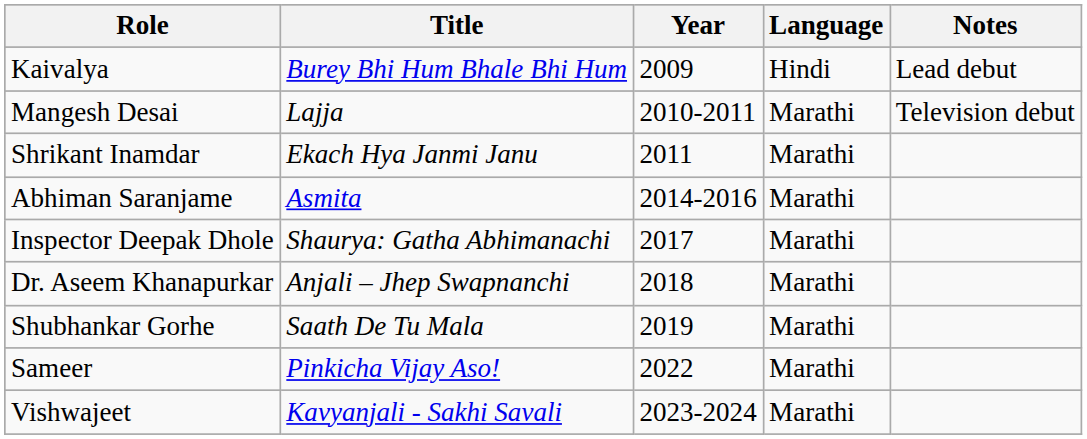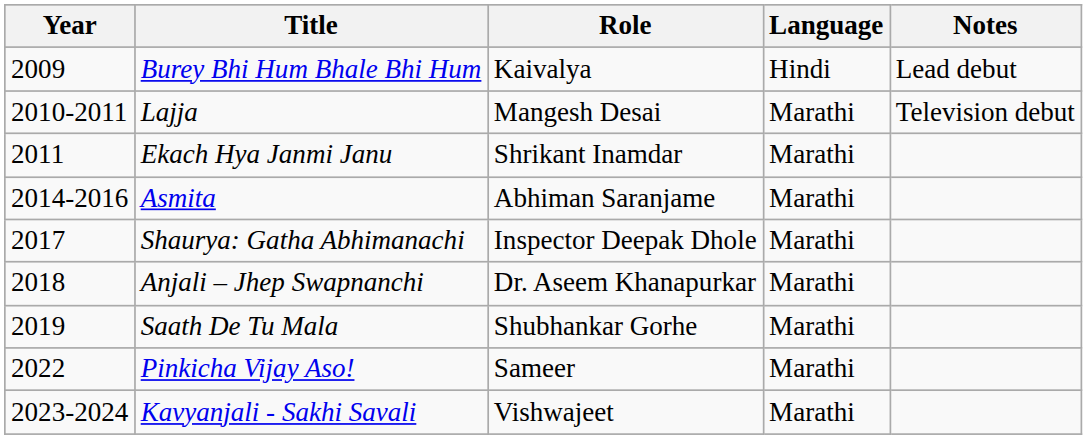columns swapped: (698, 25) <-> (142, 25)
